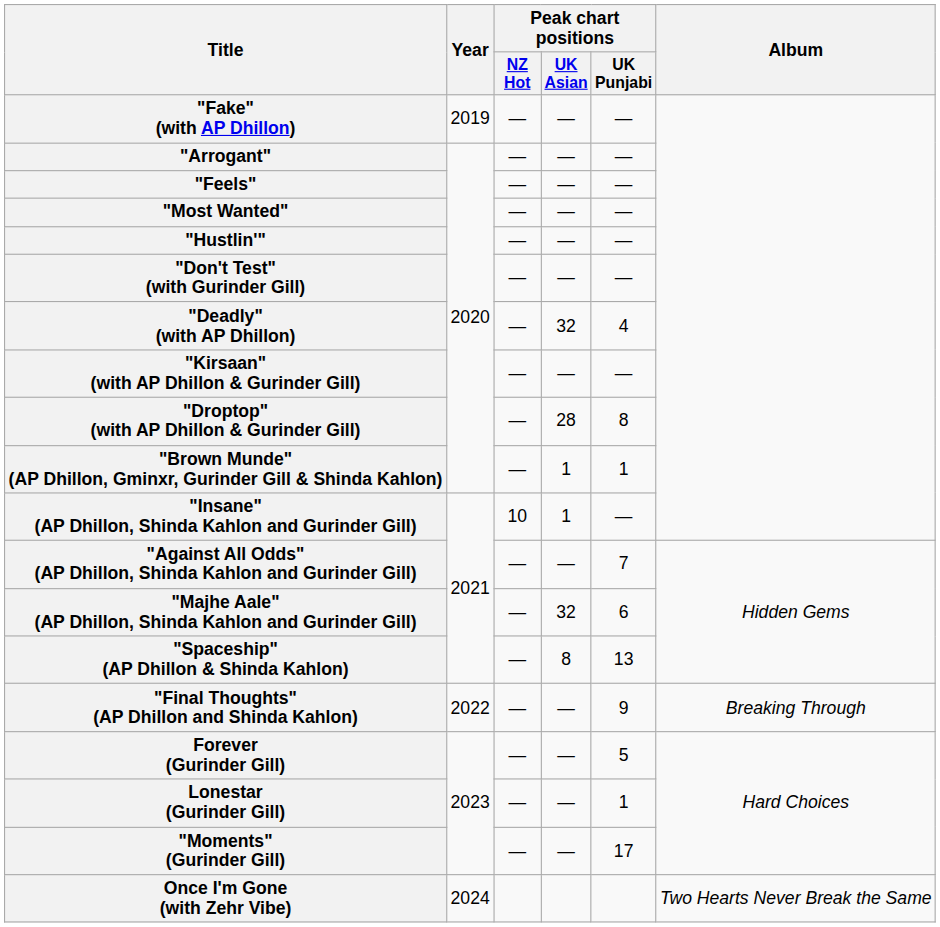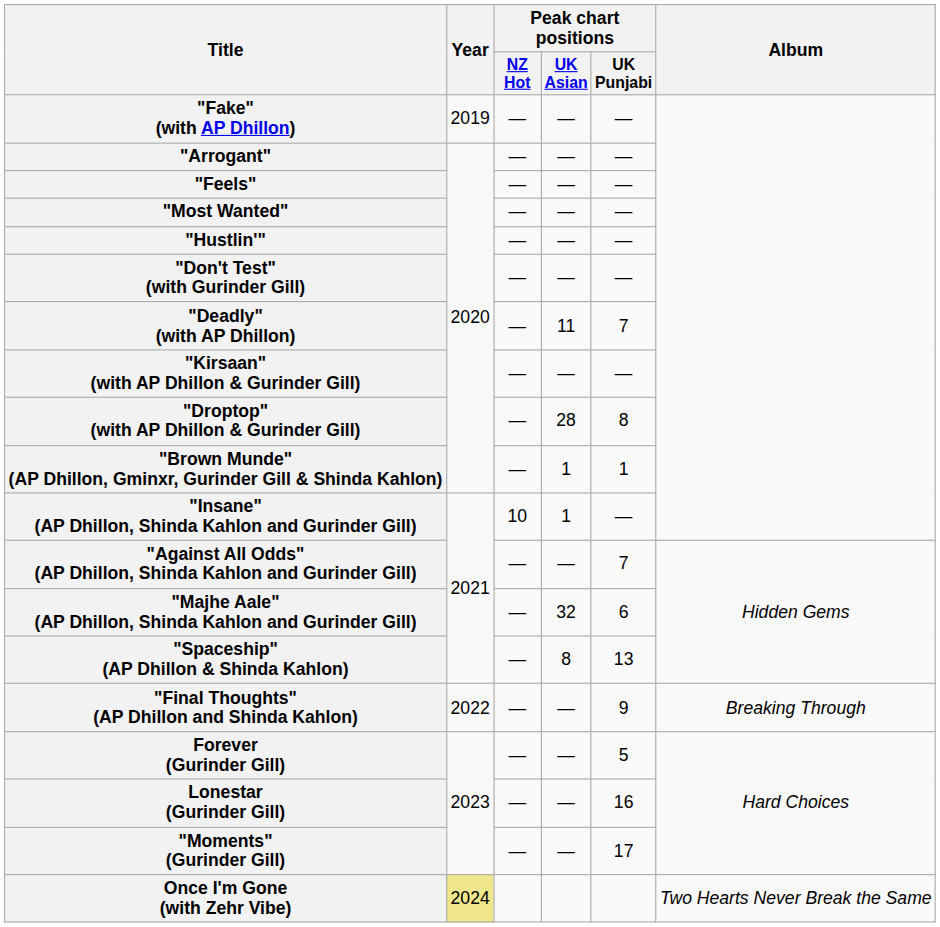(566, 325) 32 -> (566, 325) 11
(624, 325) 4 -> (624, 325) 7
(624, 802) 1 -> (624, 802) 16
(470, 898) no background -> (470, 898) khaki background
